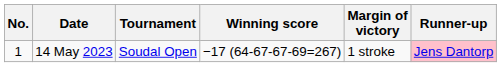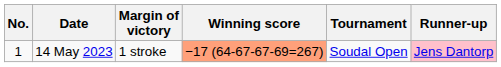columns swapped: (158, 23) <-> (378, 23)
(272, 51) no background -> (254, 51) lightsalmon background
